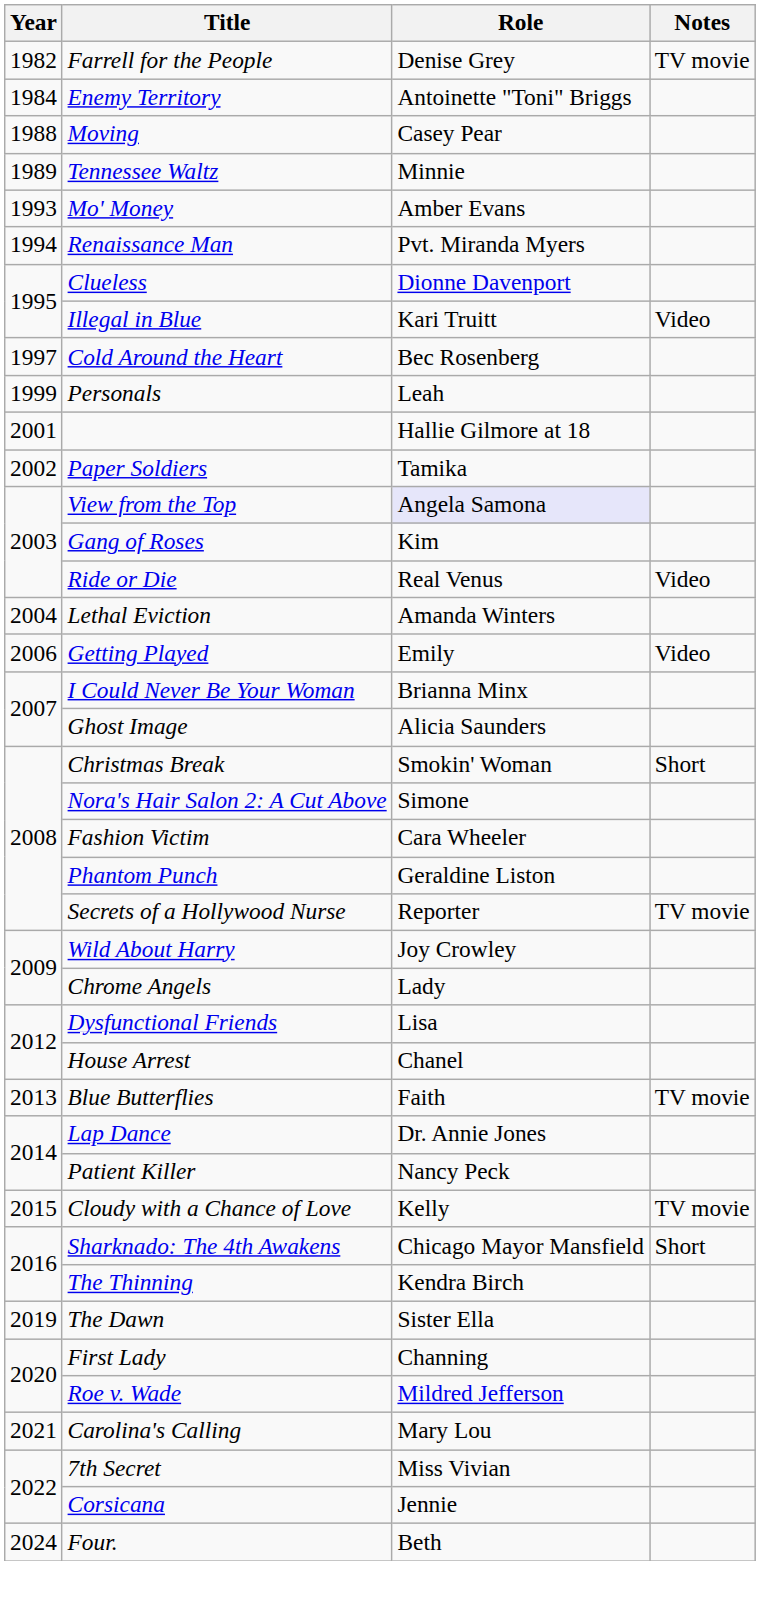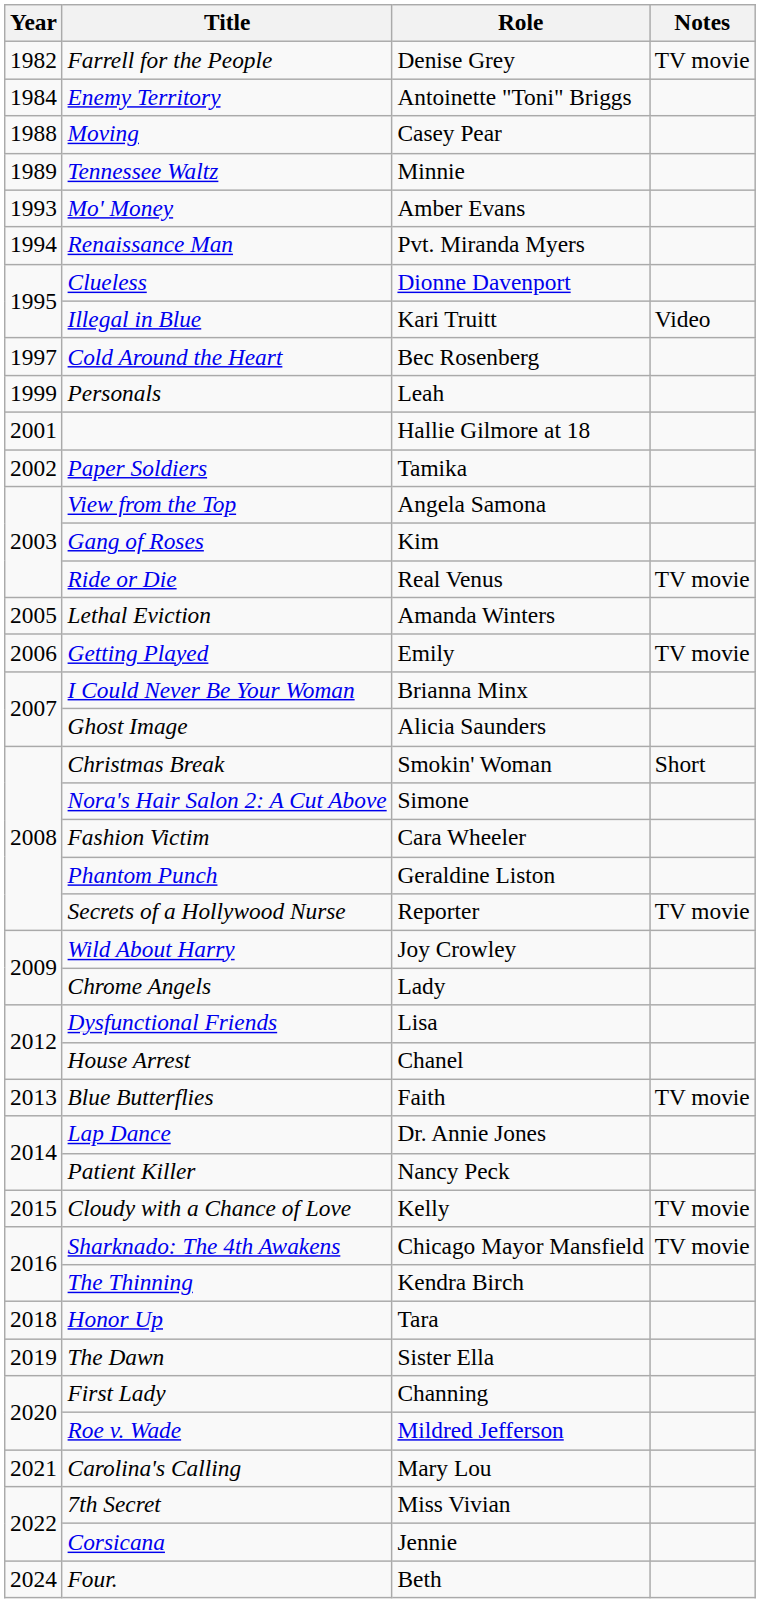(472, 504) lavender background -> (472, 504) no background
(683, 578) Video -> (702, 578) TV movie
(33, 615) 2004 -> (33, 615) 2005
(683, 652) Video -> (702, 652) TV movie
(680, 1245) Short -> (702, 1245) TV movie
+ row: (115, 1319)
